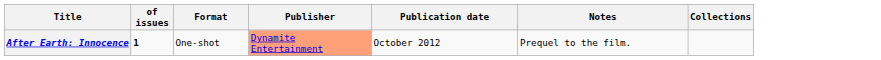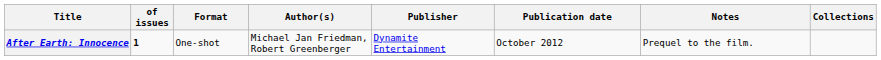+ column: (310, 17)
(287, 43) lightsalmon background -> (410, 43) no background
